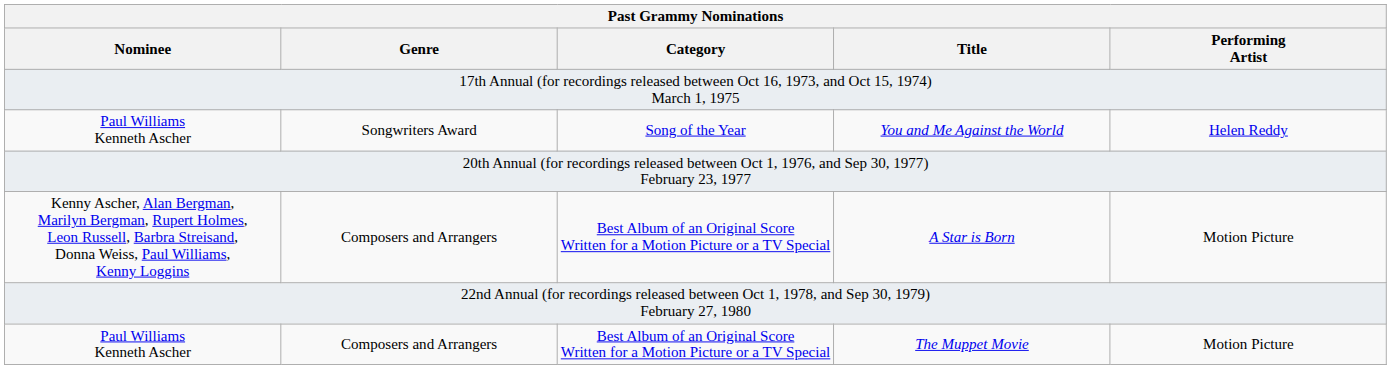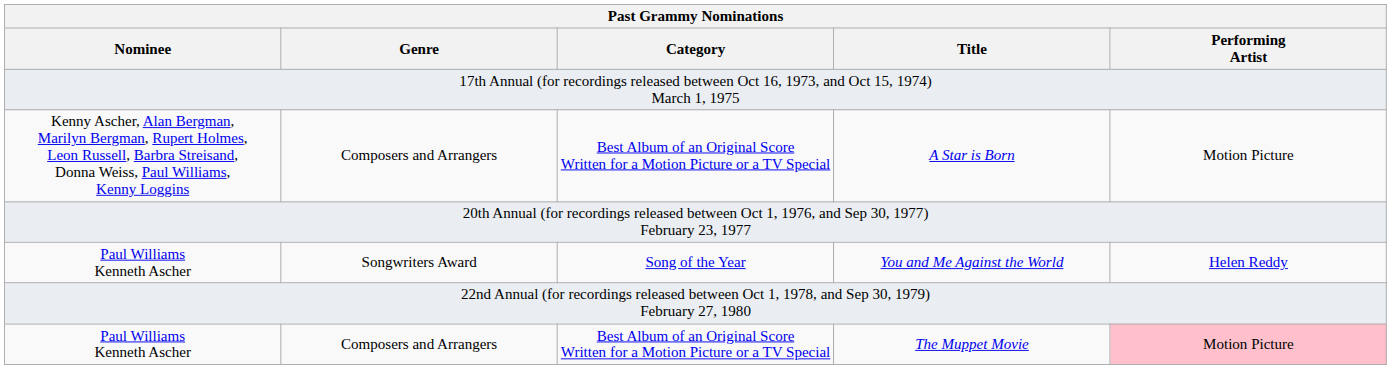rows swapped: (972, 130) <-> (972, 237)
(1248, 344) no background -> (1248, 344) pink background
